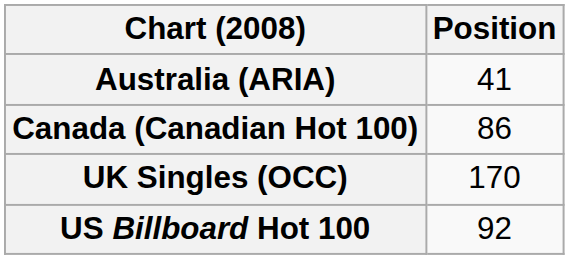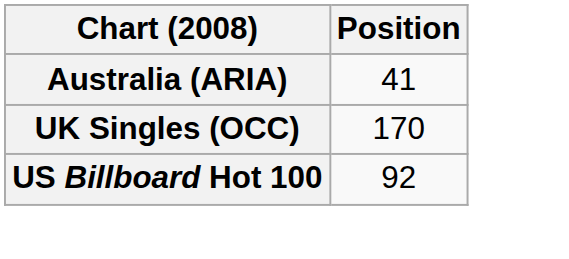- row: (215, 128)
